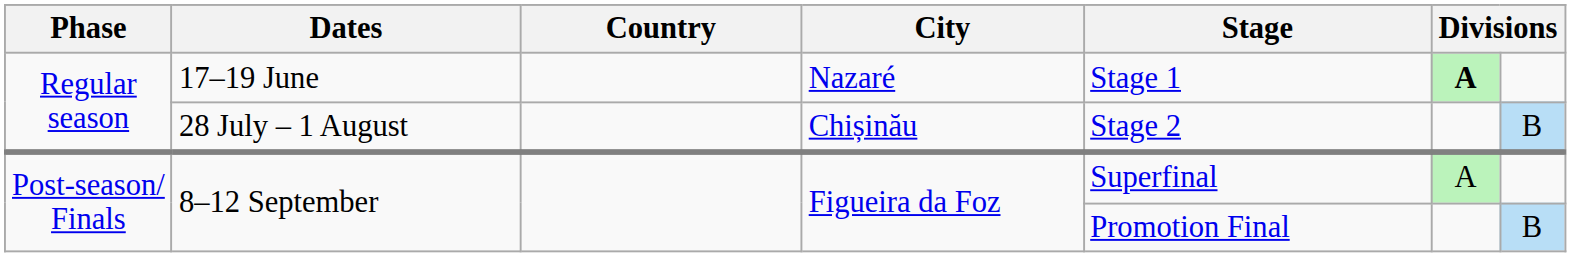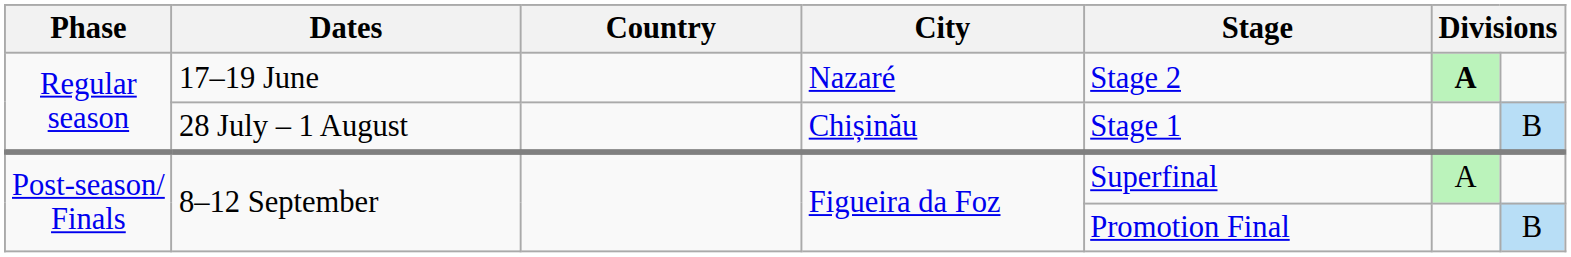(1136, 77) Stage 1 -> (1136, 77) Stage 2
(1136, 125) Stage 2 -> (1136, 125) Stage 1
